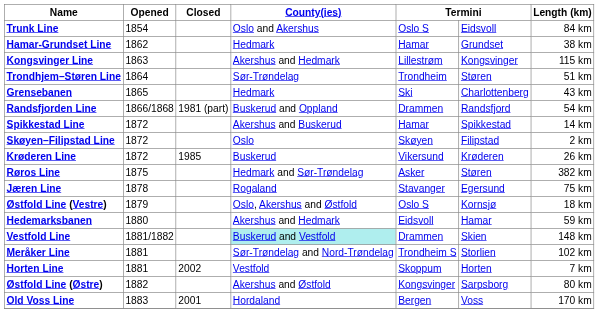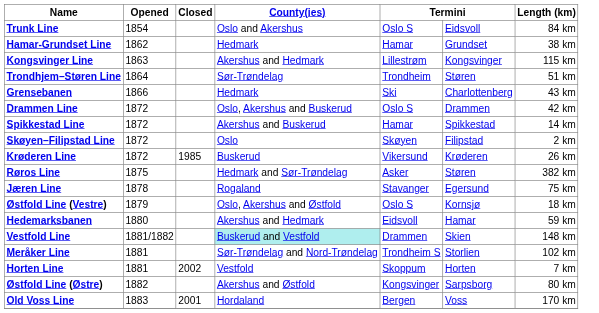(137, 92) 1865 -> (137, 92) 1866
- row: (52, 108)
+ row: (42, 108)
